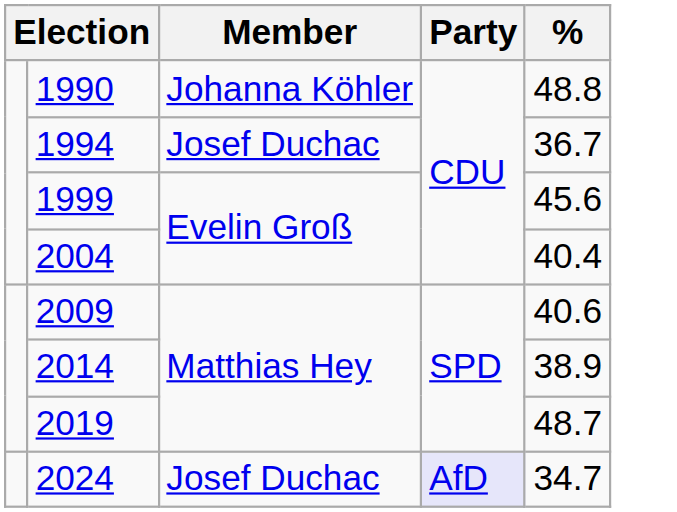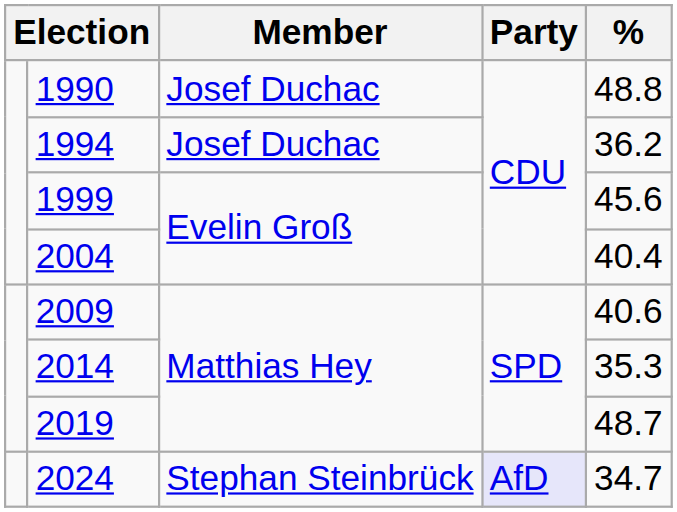(290, 88) Johanna Köhler -> (273, 88) Josef Duchac
(568, 144) 36.7 -> (628, 144) 36.2
(568, 367) 38.9 -> (628, 367) 35.3
(273, 479) Josef Duchac -> (320, 479) Stephan Steinbrück
